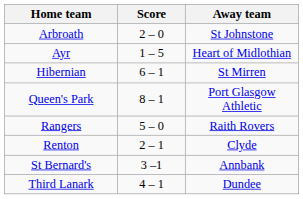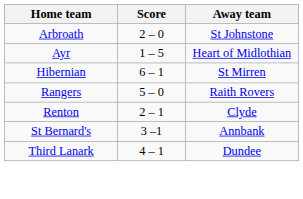- row: (61, 99)
